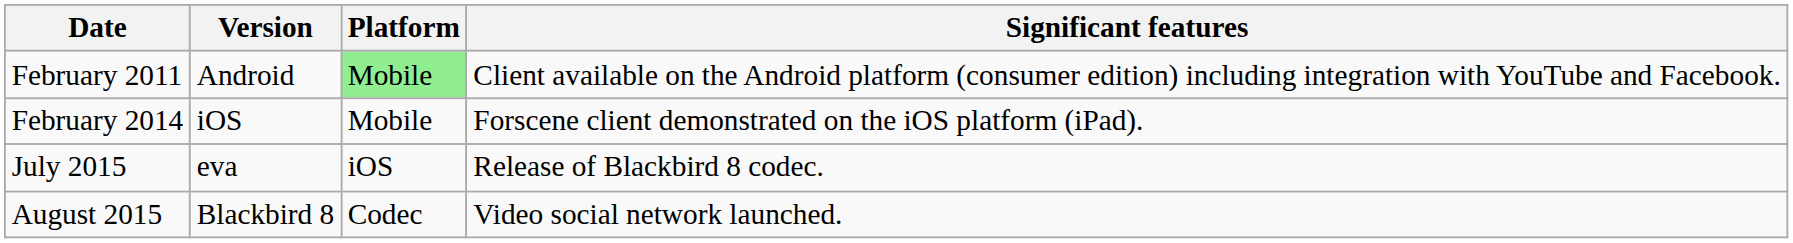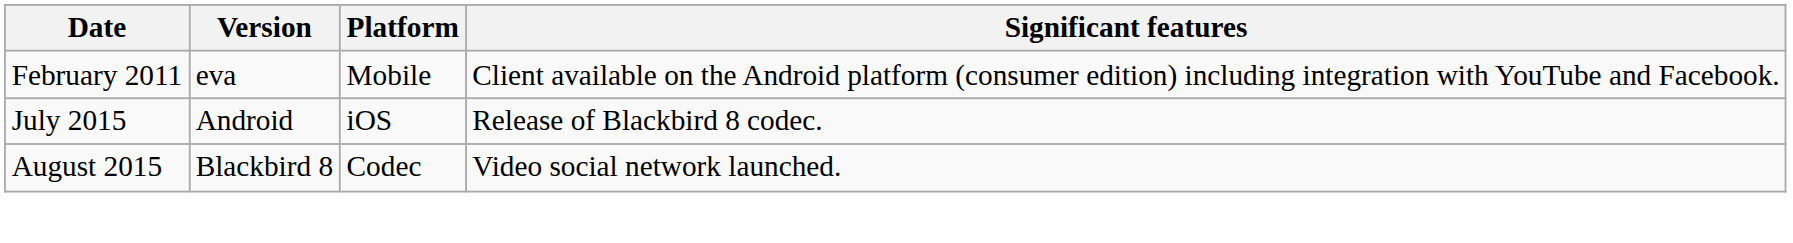(246, 74) Android -> (216, 74) eva
(390, 74) lightgreen background -> (389, 74) no background
- row: (97, 120)
(217, 167) eva -> (244, 120) Android
